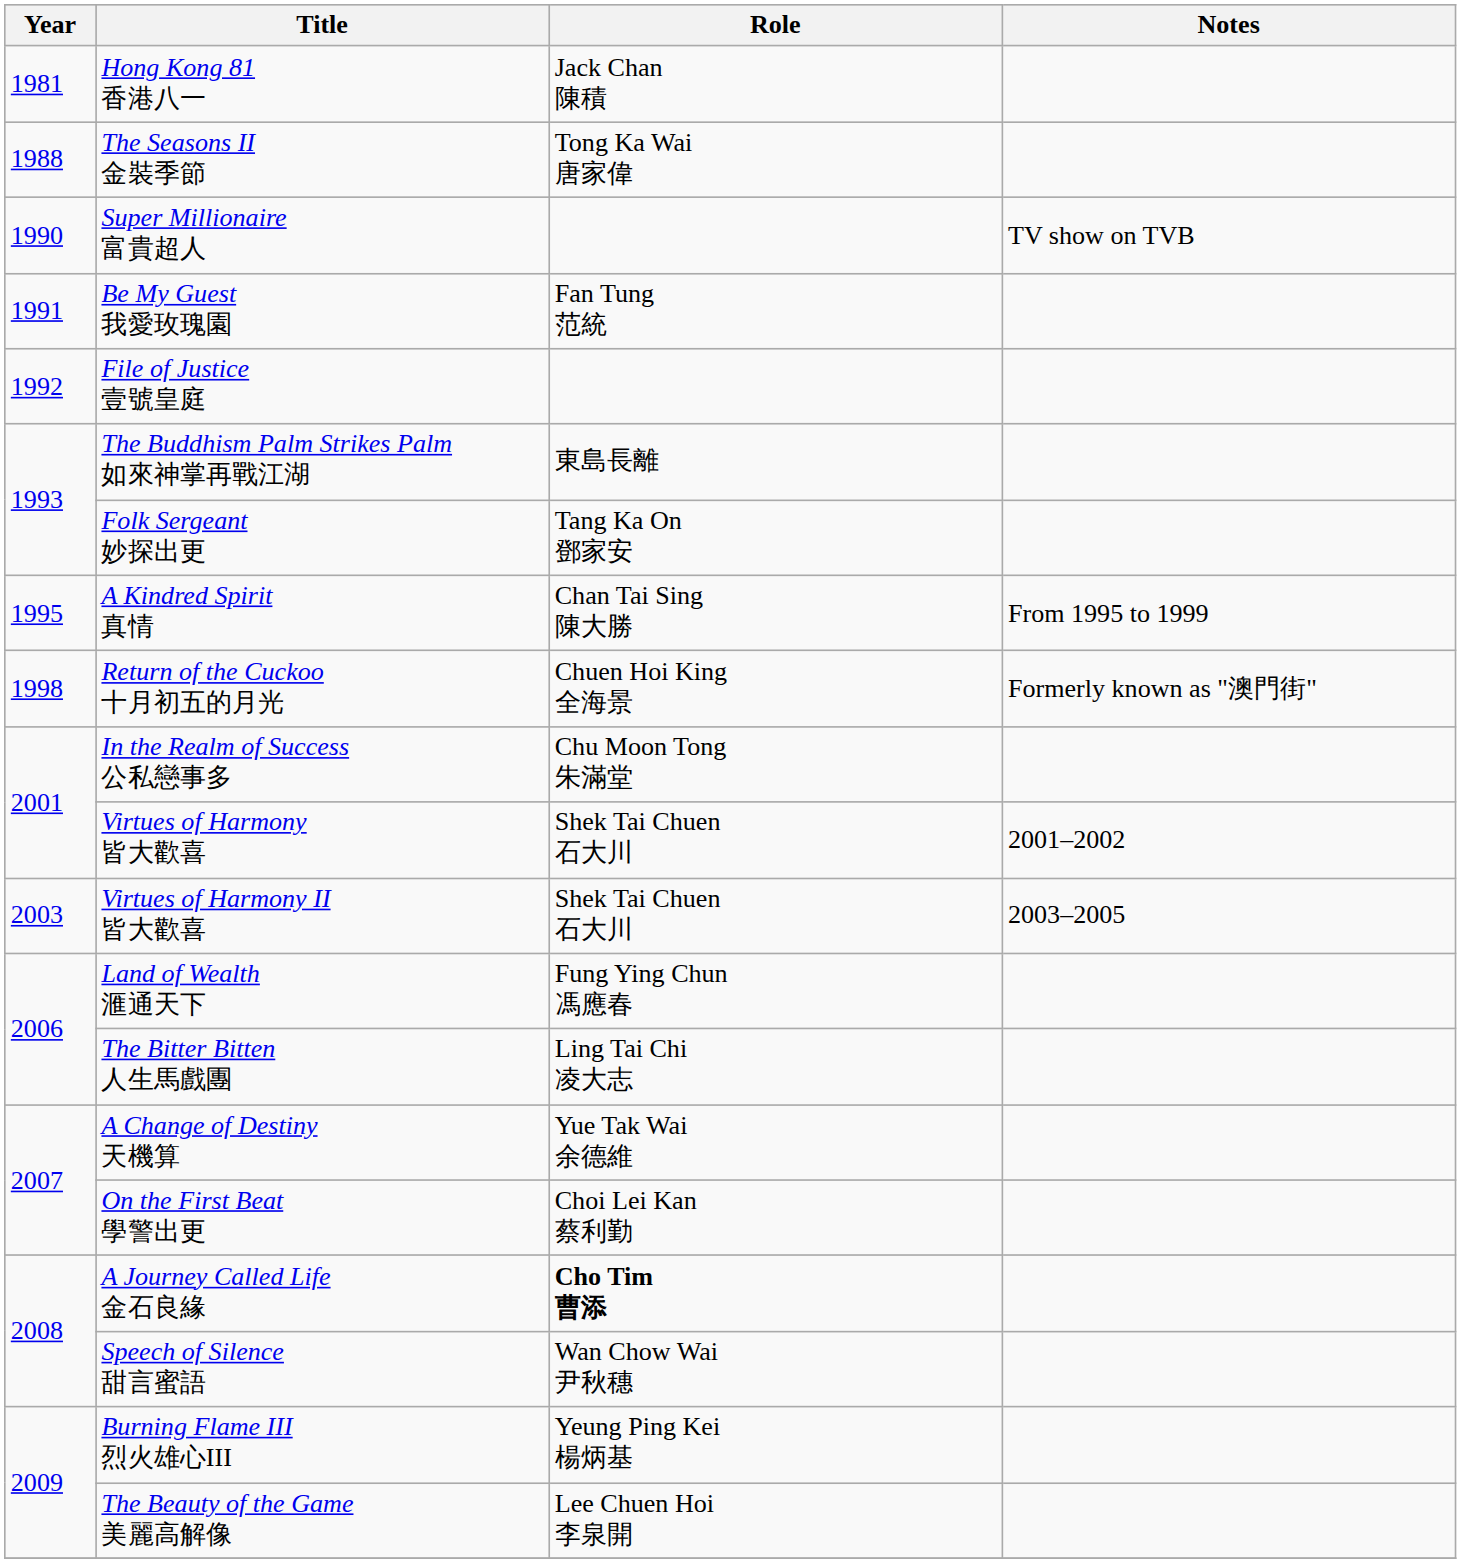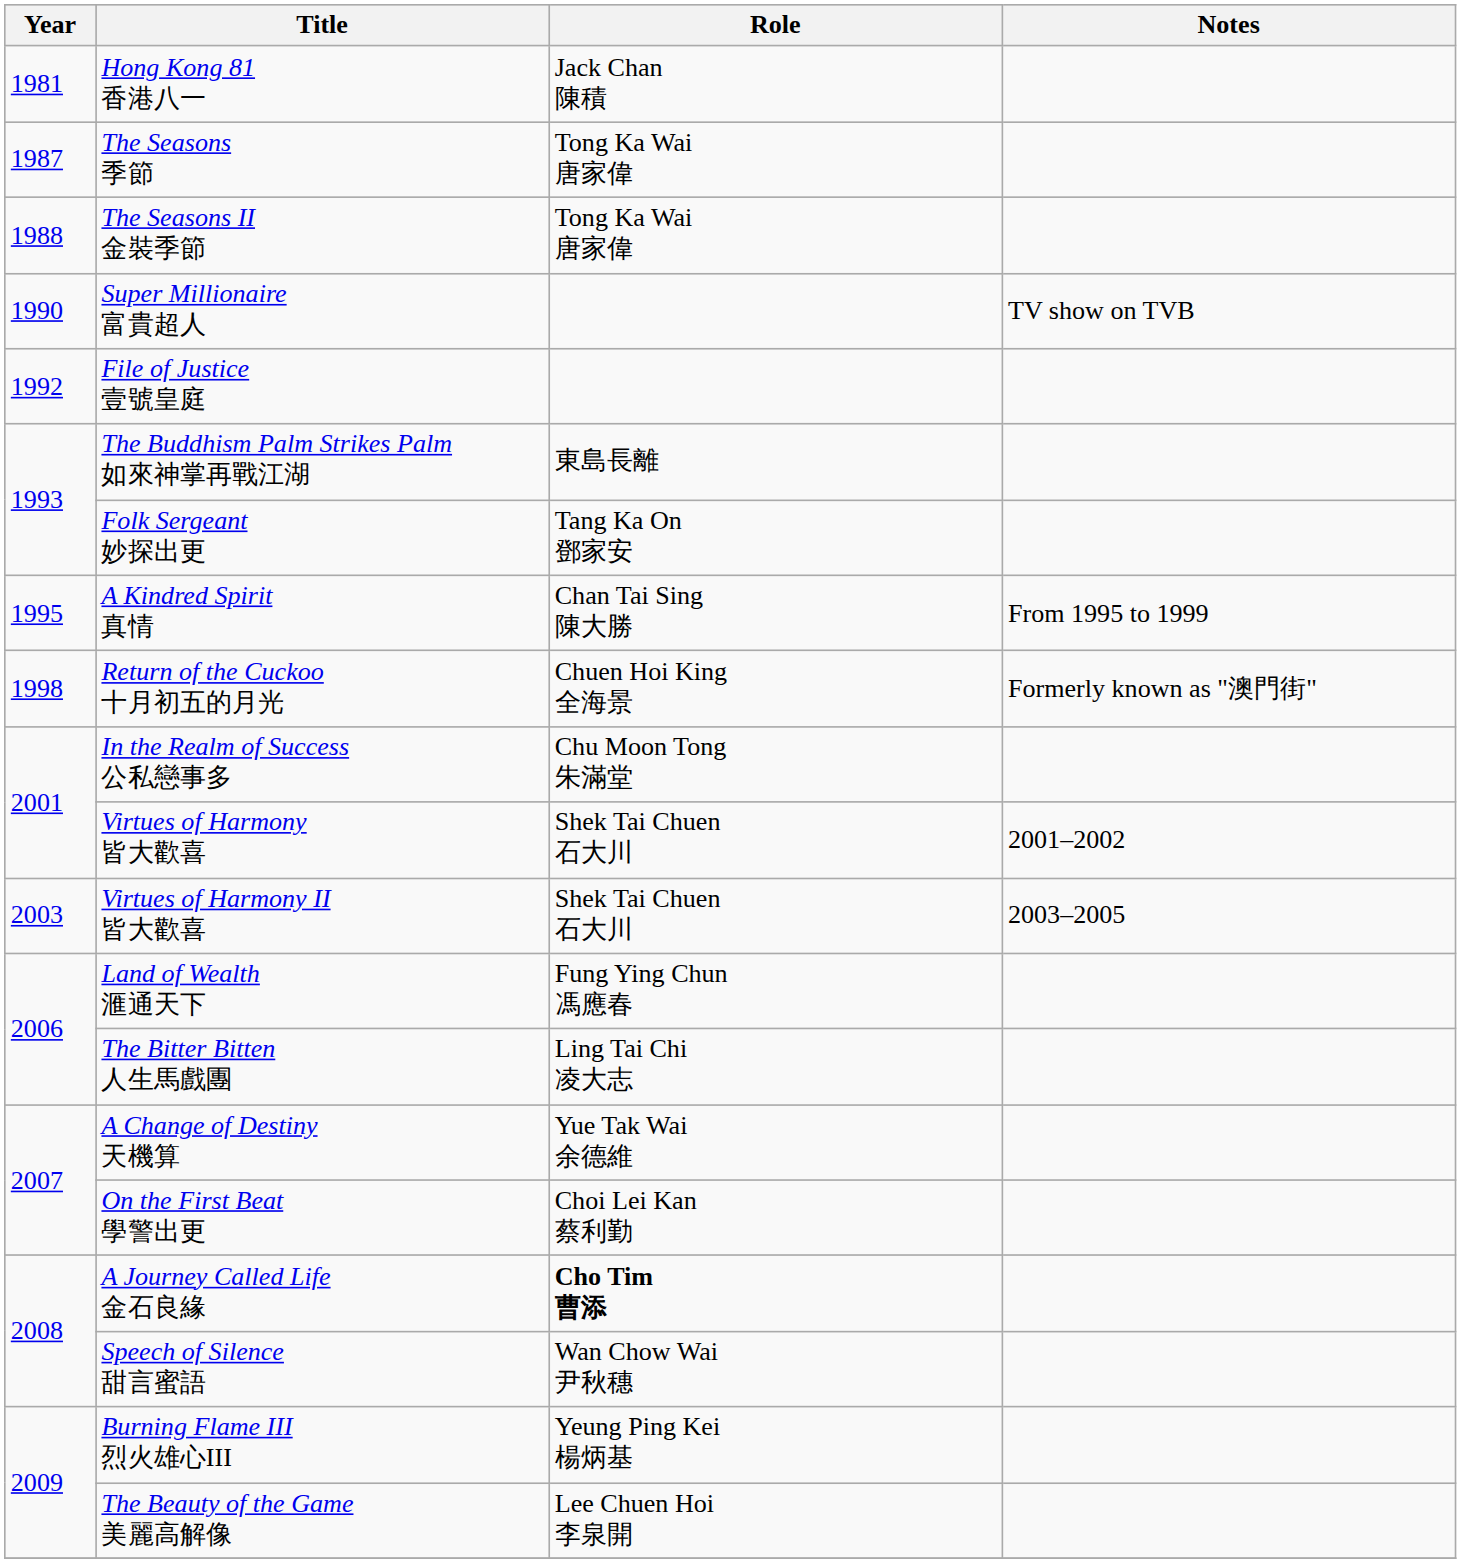+ row: (166, 157)
- row: (169, 308)
